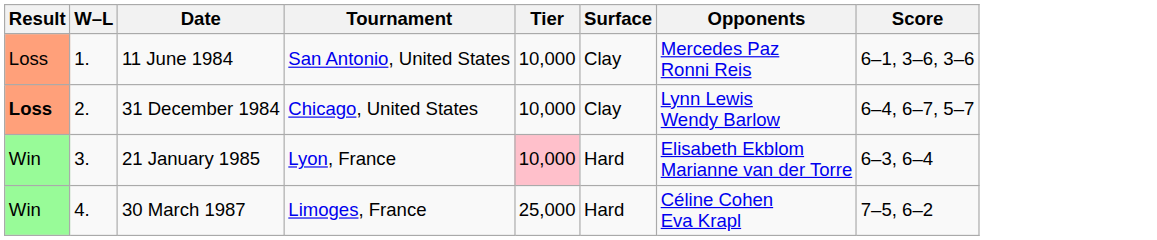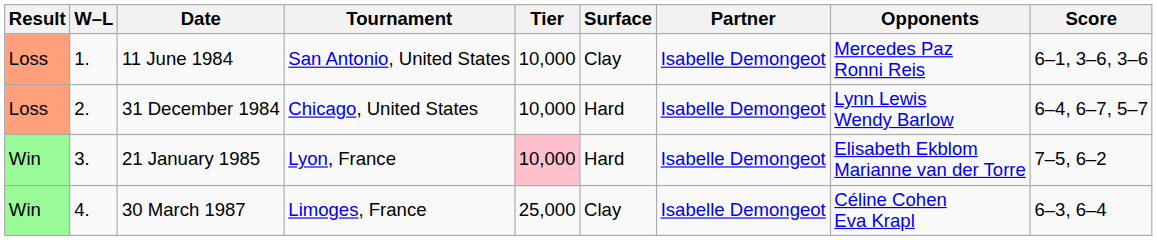+ column: (743, 19)
(31, 109) bold -> (28, 109) normal
(603, 109) Clay -> (604, 109) Hard
(897, 159) 6–3, 6–4 -> (1071, 159) 7–5, 6–2
(604, 210) Hard -> (603, 210) Clay
(897, 210) 7–5, 6–2 -> (1071, 210) 6–3, 6–4
